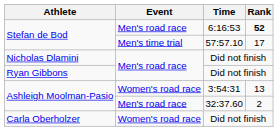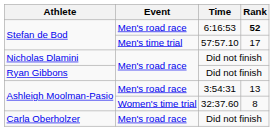(159, 89) Women's road race -> (152, 89) Men's road race
(152, 104) Men's road race -> (157, 104) Women's time trial
(259, 104) 2 -> (255, 104) 8
(159, 119) Women's road race -> (152, 119) Men's road race
